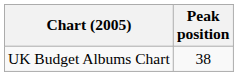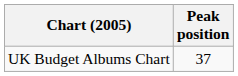(203, 58) 38 -> (203, 58) 37
